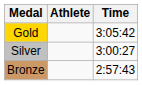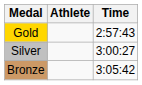(115, 32) 3:05:42 -> (115, 32) 2:57:43
(115, 70) 2:57:43 -> (115, 70) 3:05:42
